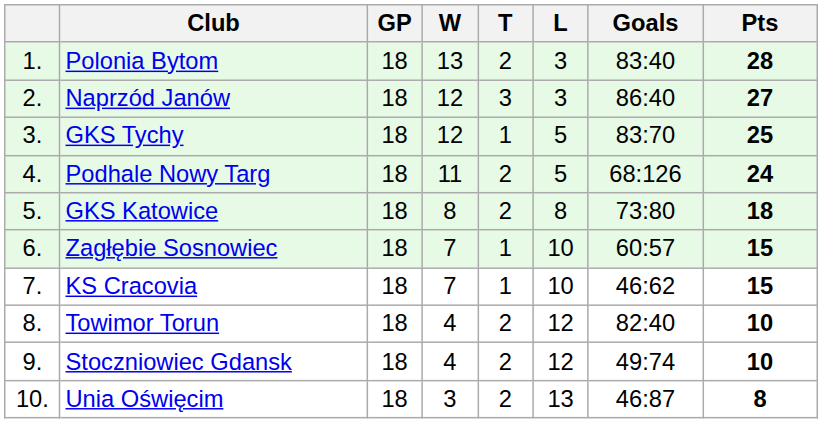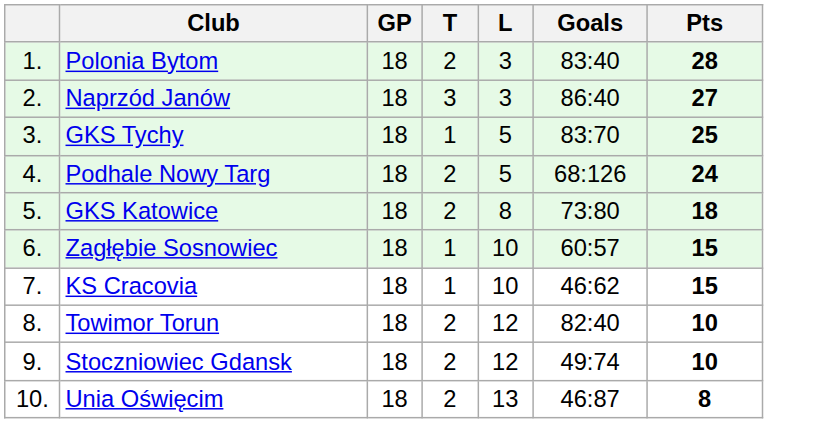- column: (450, 23)
